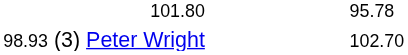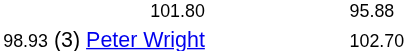(372, 11) 95.78 -> (372, 11) 95.88
